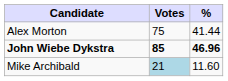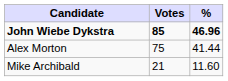rows swapped: (60, 48) <-> (37, 31)
(158, 66) lightblue background -> (158, 66) no background
